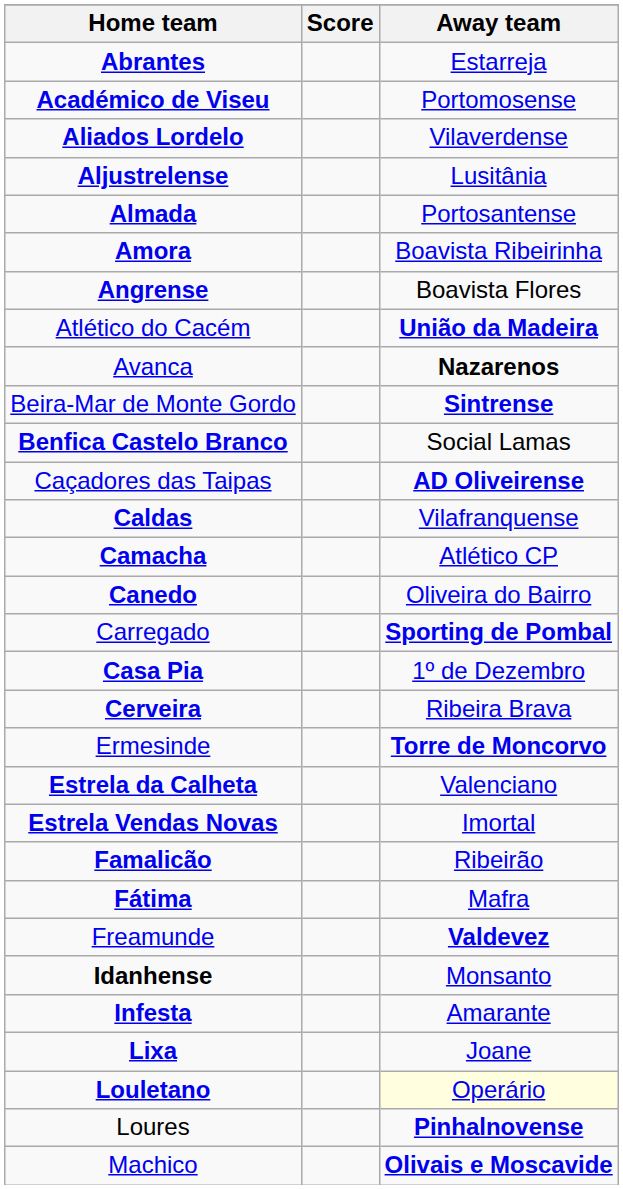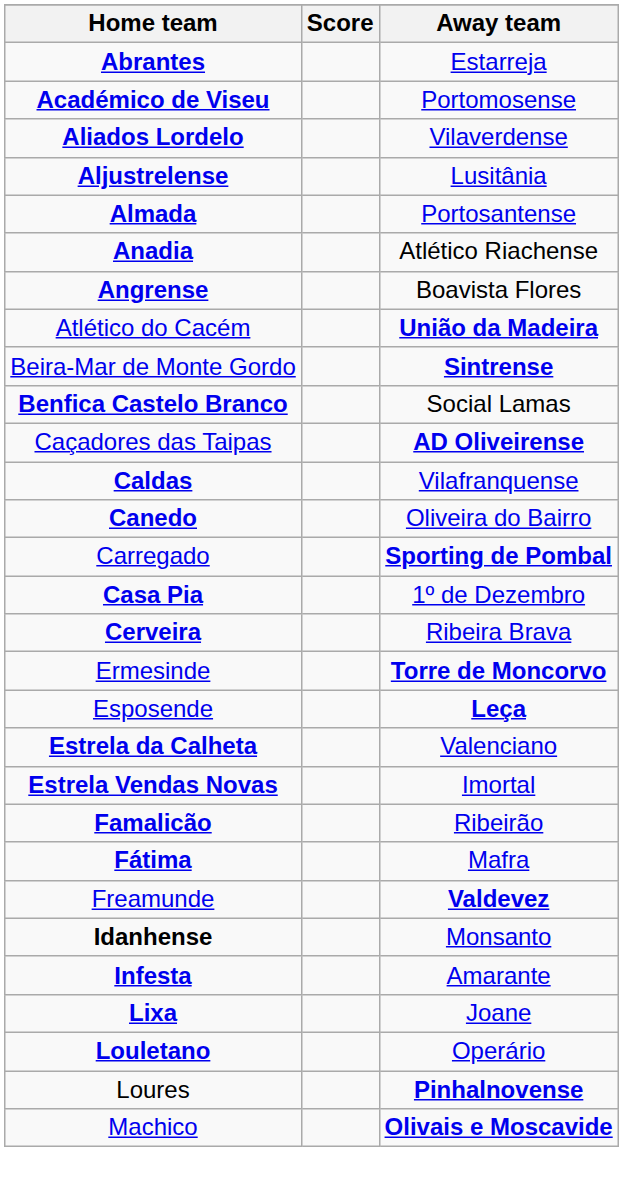- row: (153, 251)
+ row: (153, 251)
- row: (153, 366)
- row: (153, 556)
+ row: (153, 708)
(499, 1089) lightyellow background -> (499, 1051) no background
